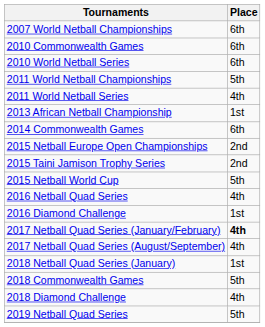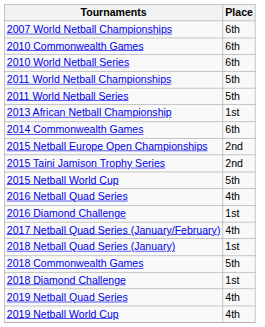(237, 96) 4th -> (233, 96) 5th
(238, 230) bold -> (233, 230) normal
- row: (116, 247)
(237, 297) 4th -> (232, 280) 1st
(237, 314) 5th -> (233, 297) 4th
+ row: (63, 314)
